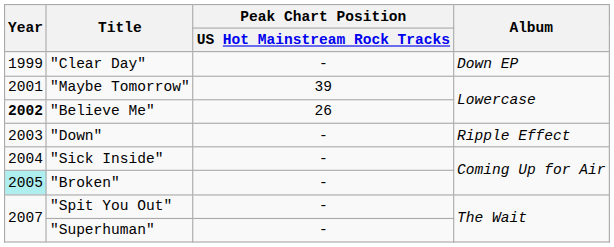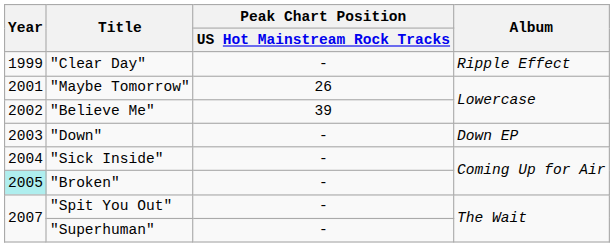(488, 64) Down EP -> (514, 64) Ripple Effect
(323, 88) 39 -> (323, 88) 26
(26, 111) bold -> (26, 111) normal
(323, 111) 26 -> (323, 111) 39
(514, 135) Ripple Effect -> (488, 135) Down EP
